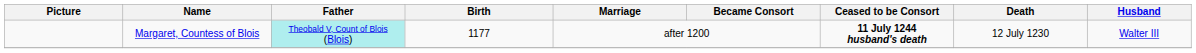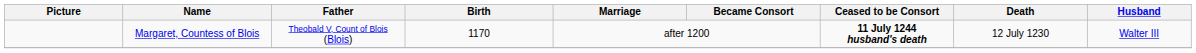(338, 34) paleturquoise background -> (338, 34) no background
(479, 34) 1177 -> (479, 34) 1170
